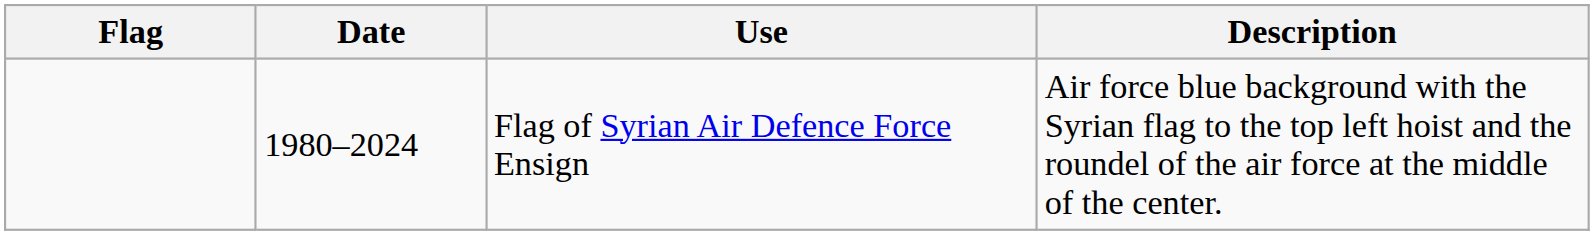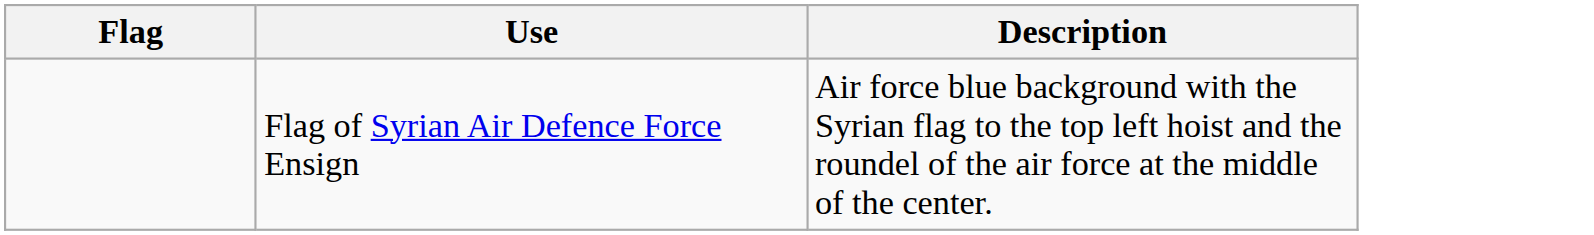- column: (371, 31)
